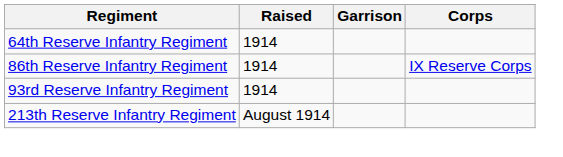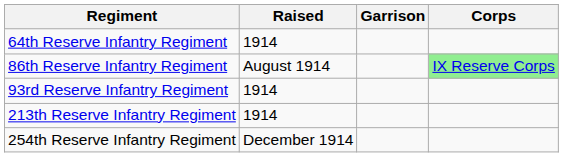(260, 66) 1914 -> (287, 66) August 1914
(470, 66) no background -> (494, 66) lightgreen background
(287, 115) August 1914 -> (260, 115) 1914
+ row: (122, 139)
